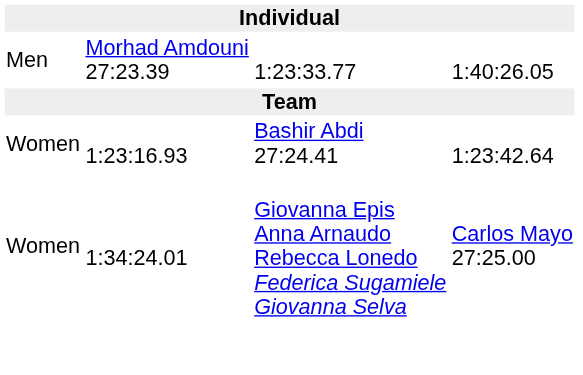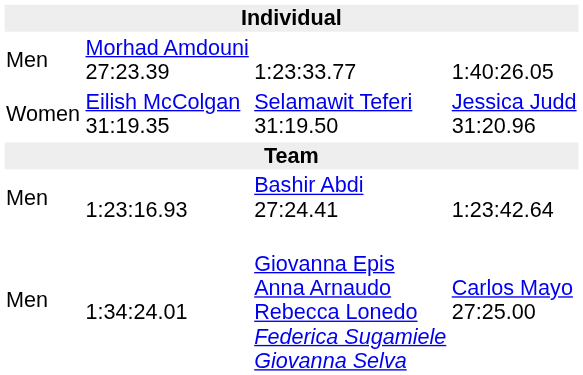+ row: (163, 113)
(43, 143) Women -> (27, 197) Men
(43, 246) Women -> (27, 300) Men
